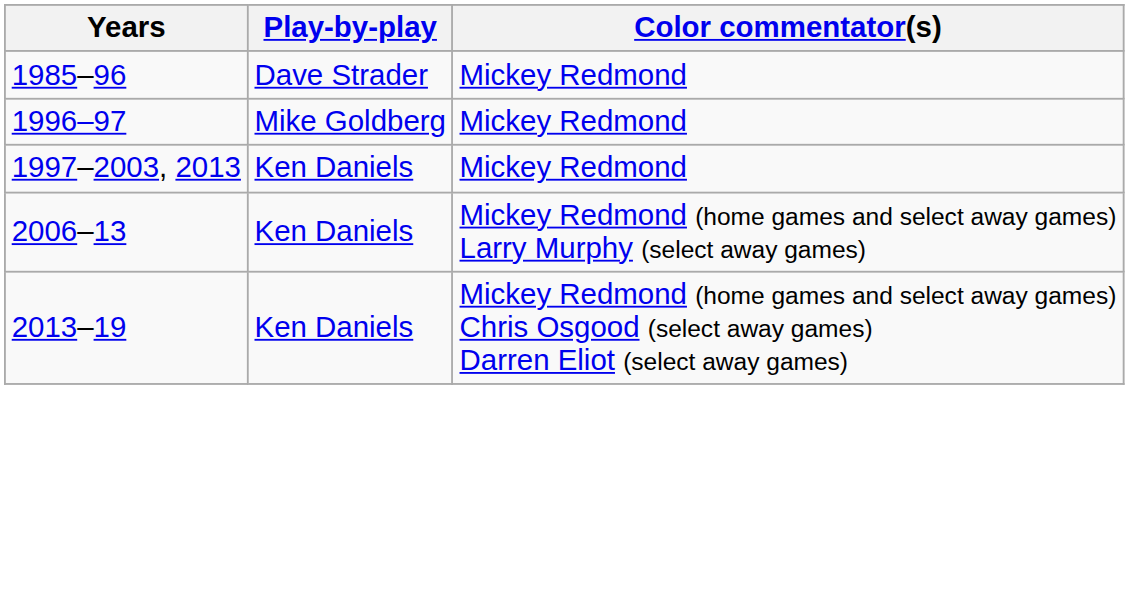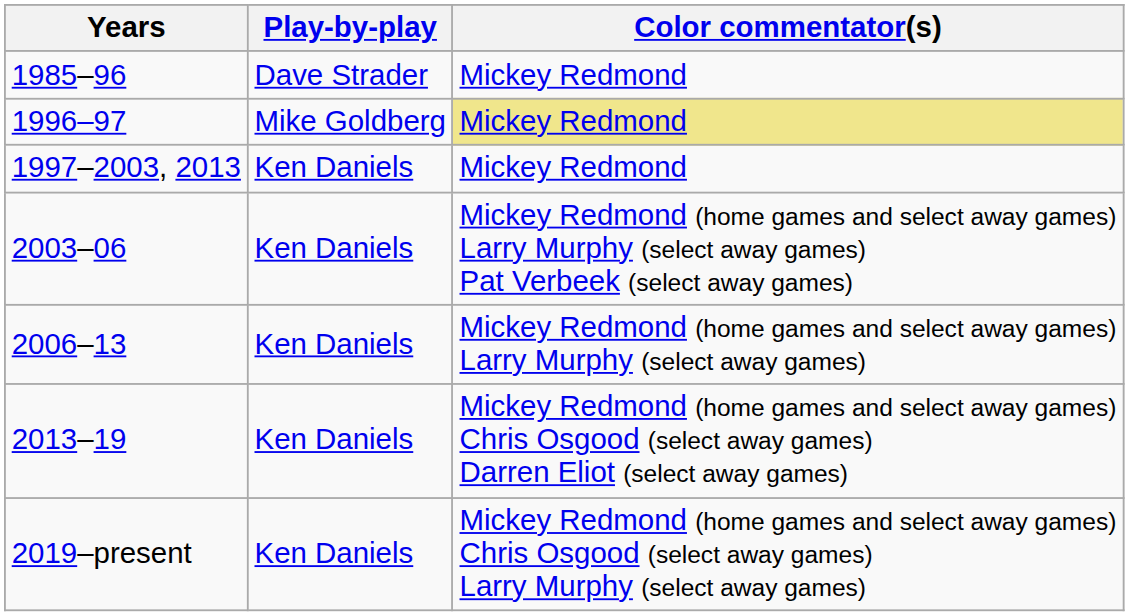(573, 121) no background -> (573, 121) khaki background
+ row: (69, 247)
+ row: (102, 553)
